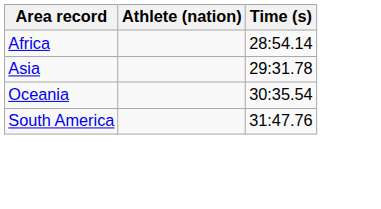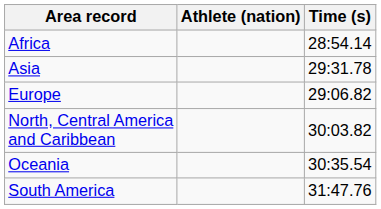+ row: (35, 95)
+ row: (91, 130)
